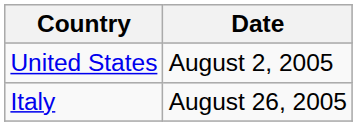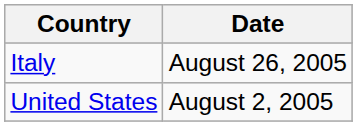rows swapped: (84, 62) <-> (33, 101)
